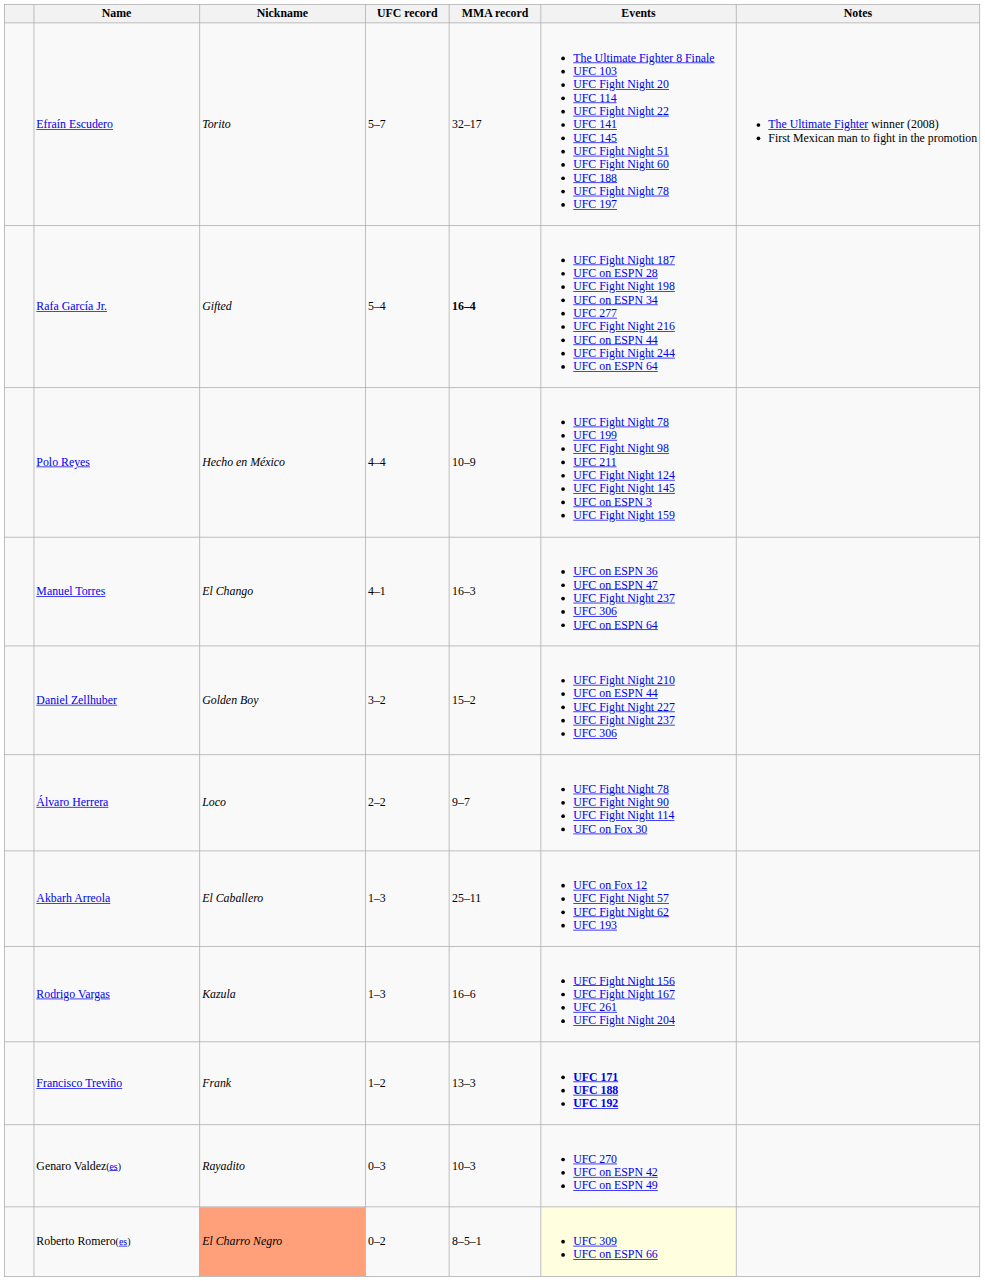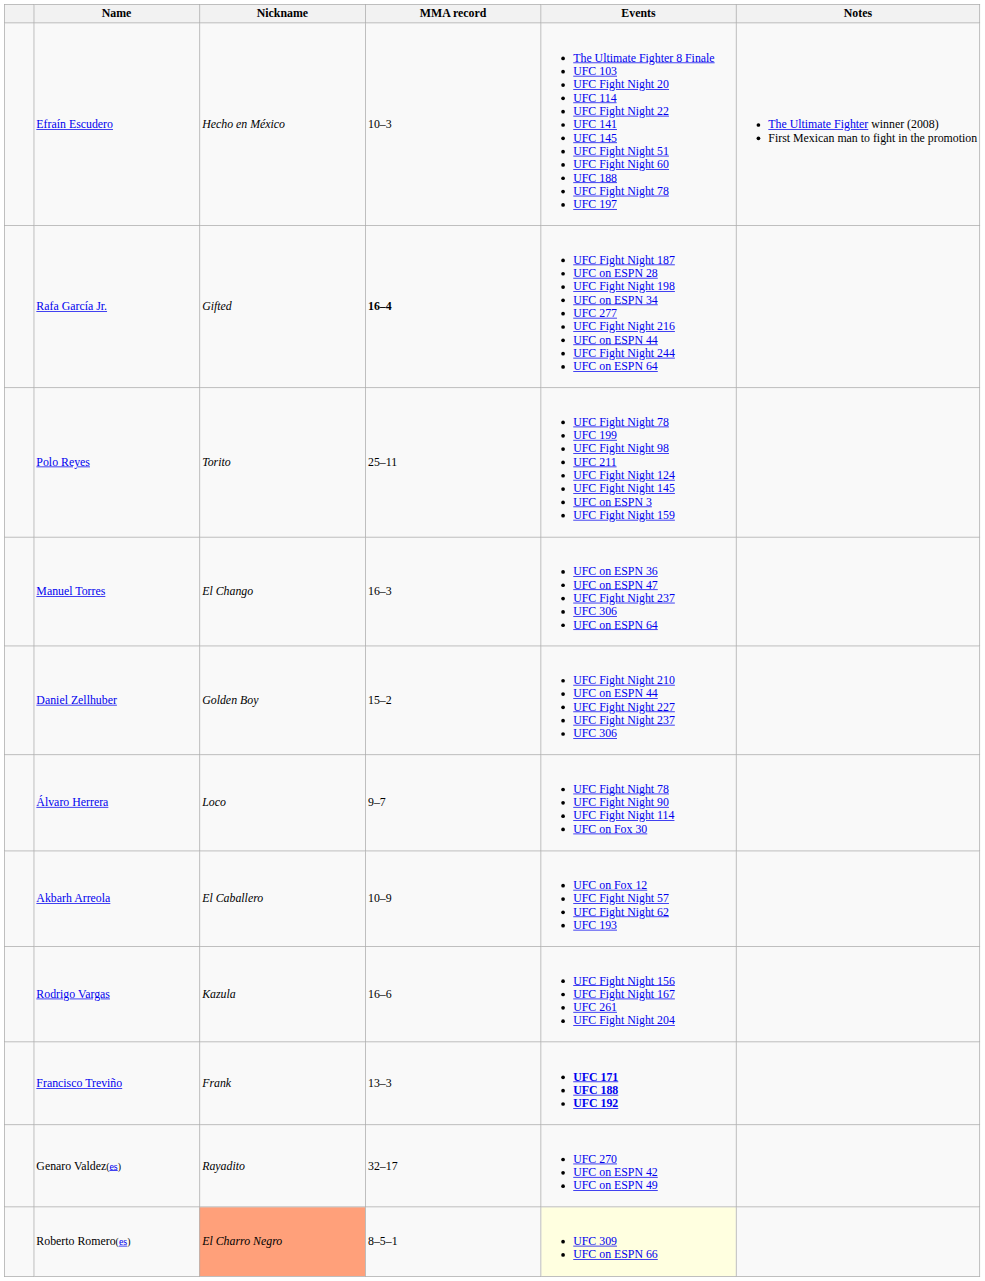- column: (407, 13)
(216, 124) Torito -> (244, 124) Hecho en México
(467, 124) 32–17 -> (380, 124) 10–3
(244, 462) Hecho en México -> (216, 462) Torito
(464, 462) 10–9 -> (383, 462) 25–11
(467, 898) 25–11 -> (380, 898) 10–9
(464, 1165) 10–3 -> (383, 1165) 32–17
